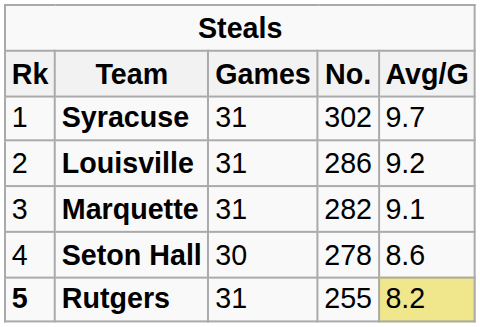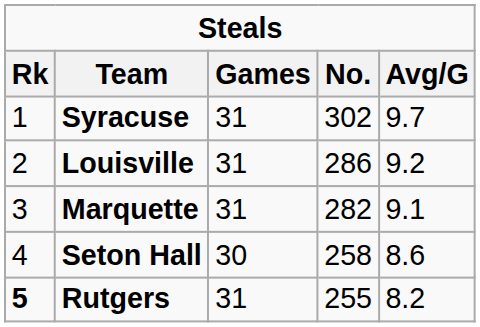(348, 254) 278 -> (348, 254) 258
(405, 300) khaki background -> (405, 300) no background
